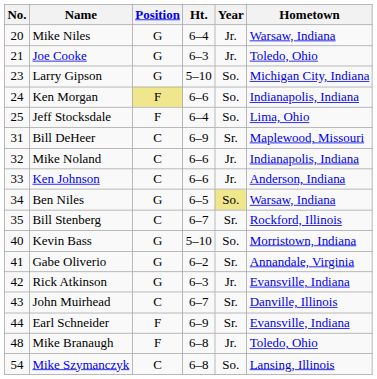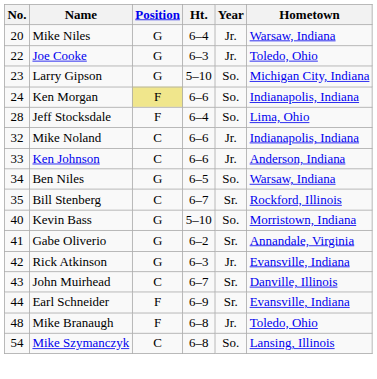(17, 55) 21 -> (17, 55) 22
(17, 117) 25 -> (17, 117) 28
- row: (64, 138)
(231, 199) khaki background -> (231, 179) no background
